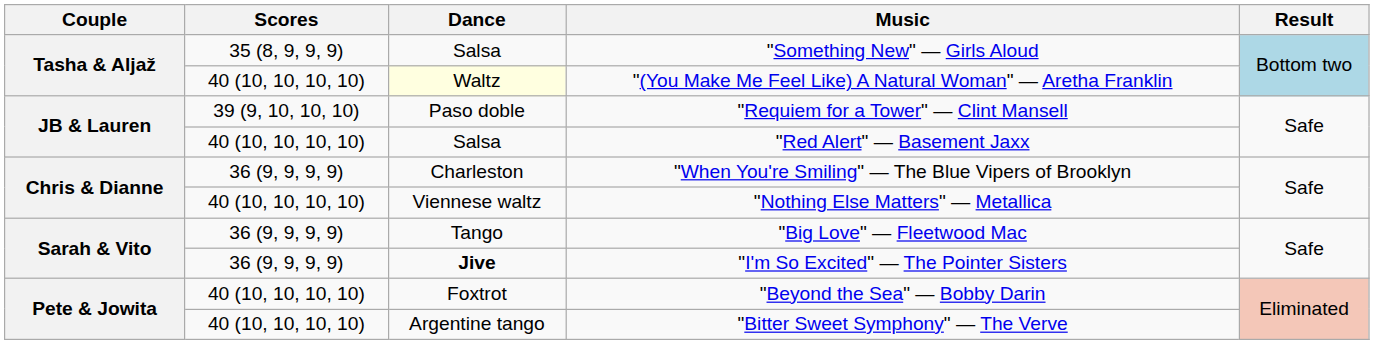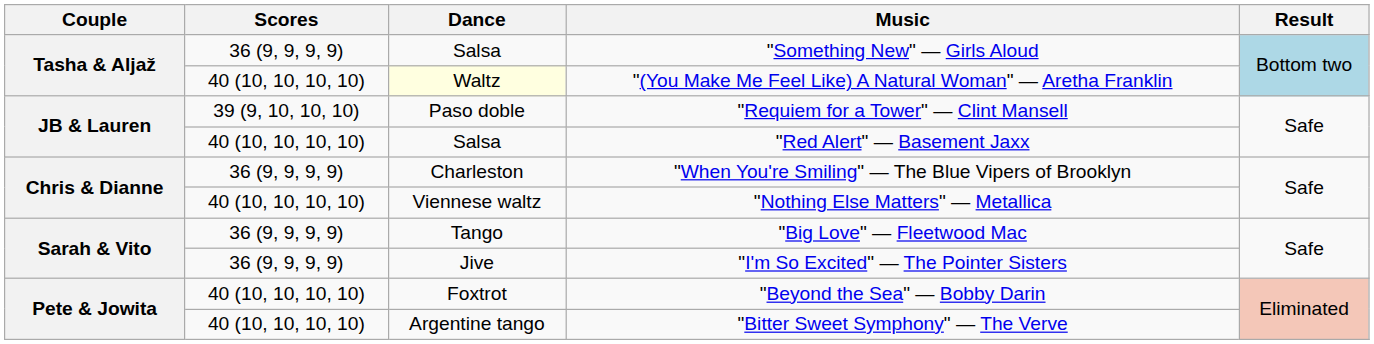(286, 50) 35 (8, 9, 9, 9) -> (286, 50) 36 (9, 9, 9, 9)
(477, 263) bold -> (477, 263) normal
